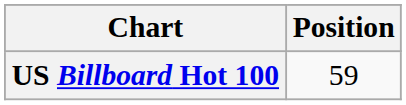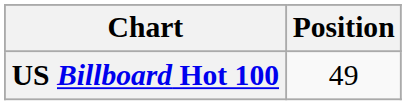(344, 74) 59 -> (344, 74) 49
